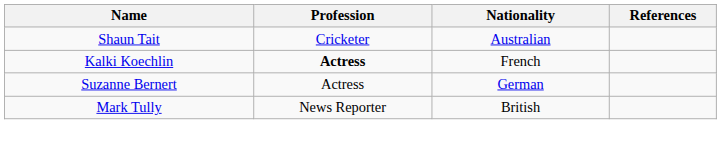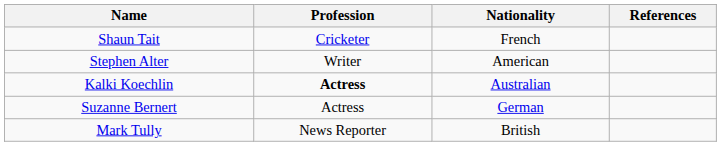(521, 38) Australian -> (521, 38) French
+ row: (129, 61)
(521, 61) French -> (521, 84) Australian
